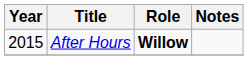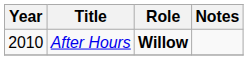(26, 42) 2015 -> (26, 42) 2010
